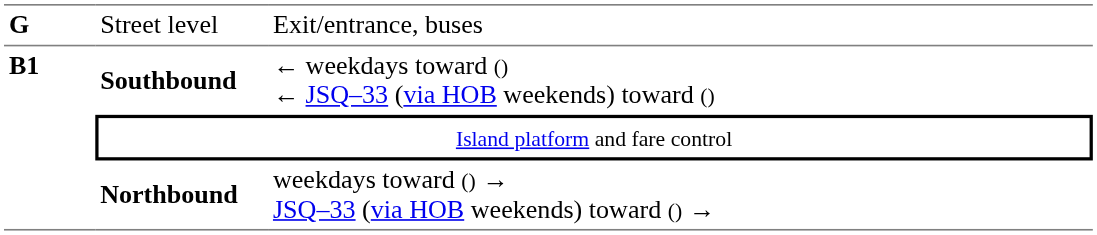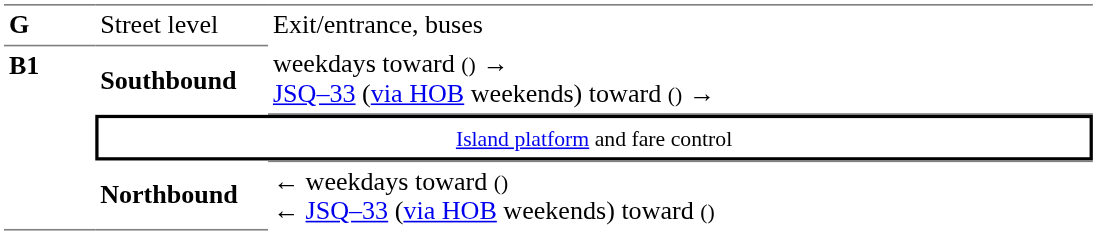(494, 80) ← weekdays toward () ← JSQ–33 (via HOB weekends) toward () -> (494, 78) weekdays toward () → JSQ–33 (via HOB weekends) toward () →
(494, 194) weekdays toward () → JSQ–33 (via HOB weekends) toward () → -> (494, 196) ← weekdays toward () ← JSQ–33 (via HOB weekends) toward ()
